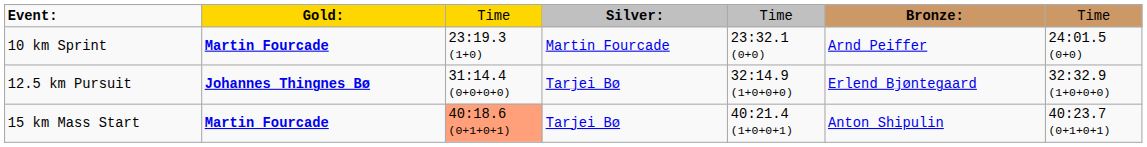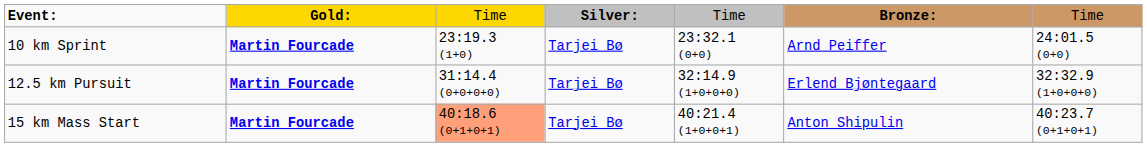(608, 46) Martin Fourcade -> (586, 46) Tarjei Bø
(287, 85) Johannes Thingnes Bø -> (292, 85) Martin Fourcade
